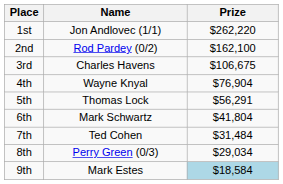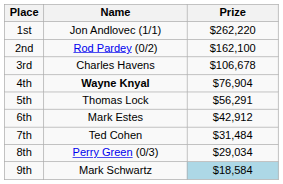(233, 65) $106,675 -> (233, 65) $106,678
(115, 83) normal -> (115, 83) bold
(115, 118) Mark Schwartz -> (115, 118) Mark Estes
(233, 118) $41,804 -> (233, 118) $42,912
(115, 170) Mark Estes -> (115, 170) Mark Schwartz
